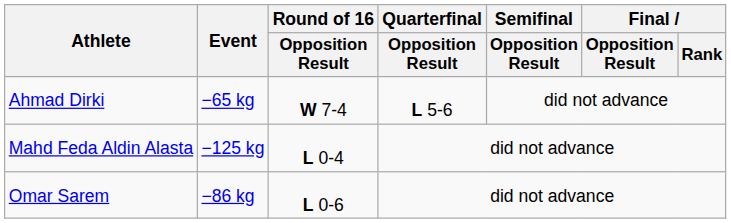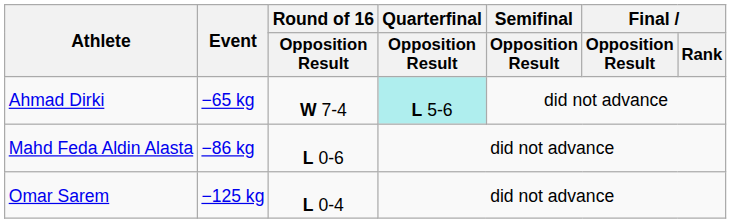(432, 111) no background -> (432, 111) paleturquoise background
(233, 148) −125 kg -> (228, 148) −86 kg
(323, 158) L 0-4 -> (323, 158) L 0-6
(228, 195) −86 kg -> (233, 195) −125 kg
(323, 205) L 0-6 -> (323, 205) L 0-4
